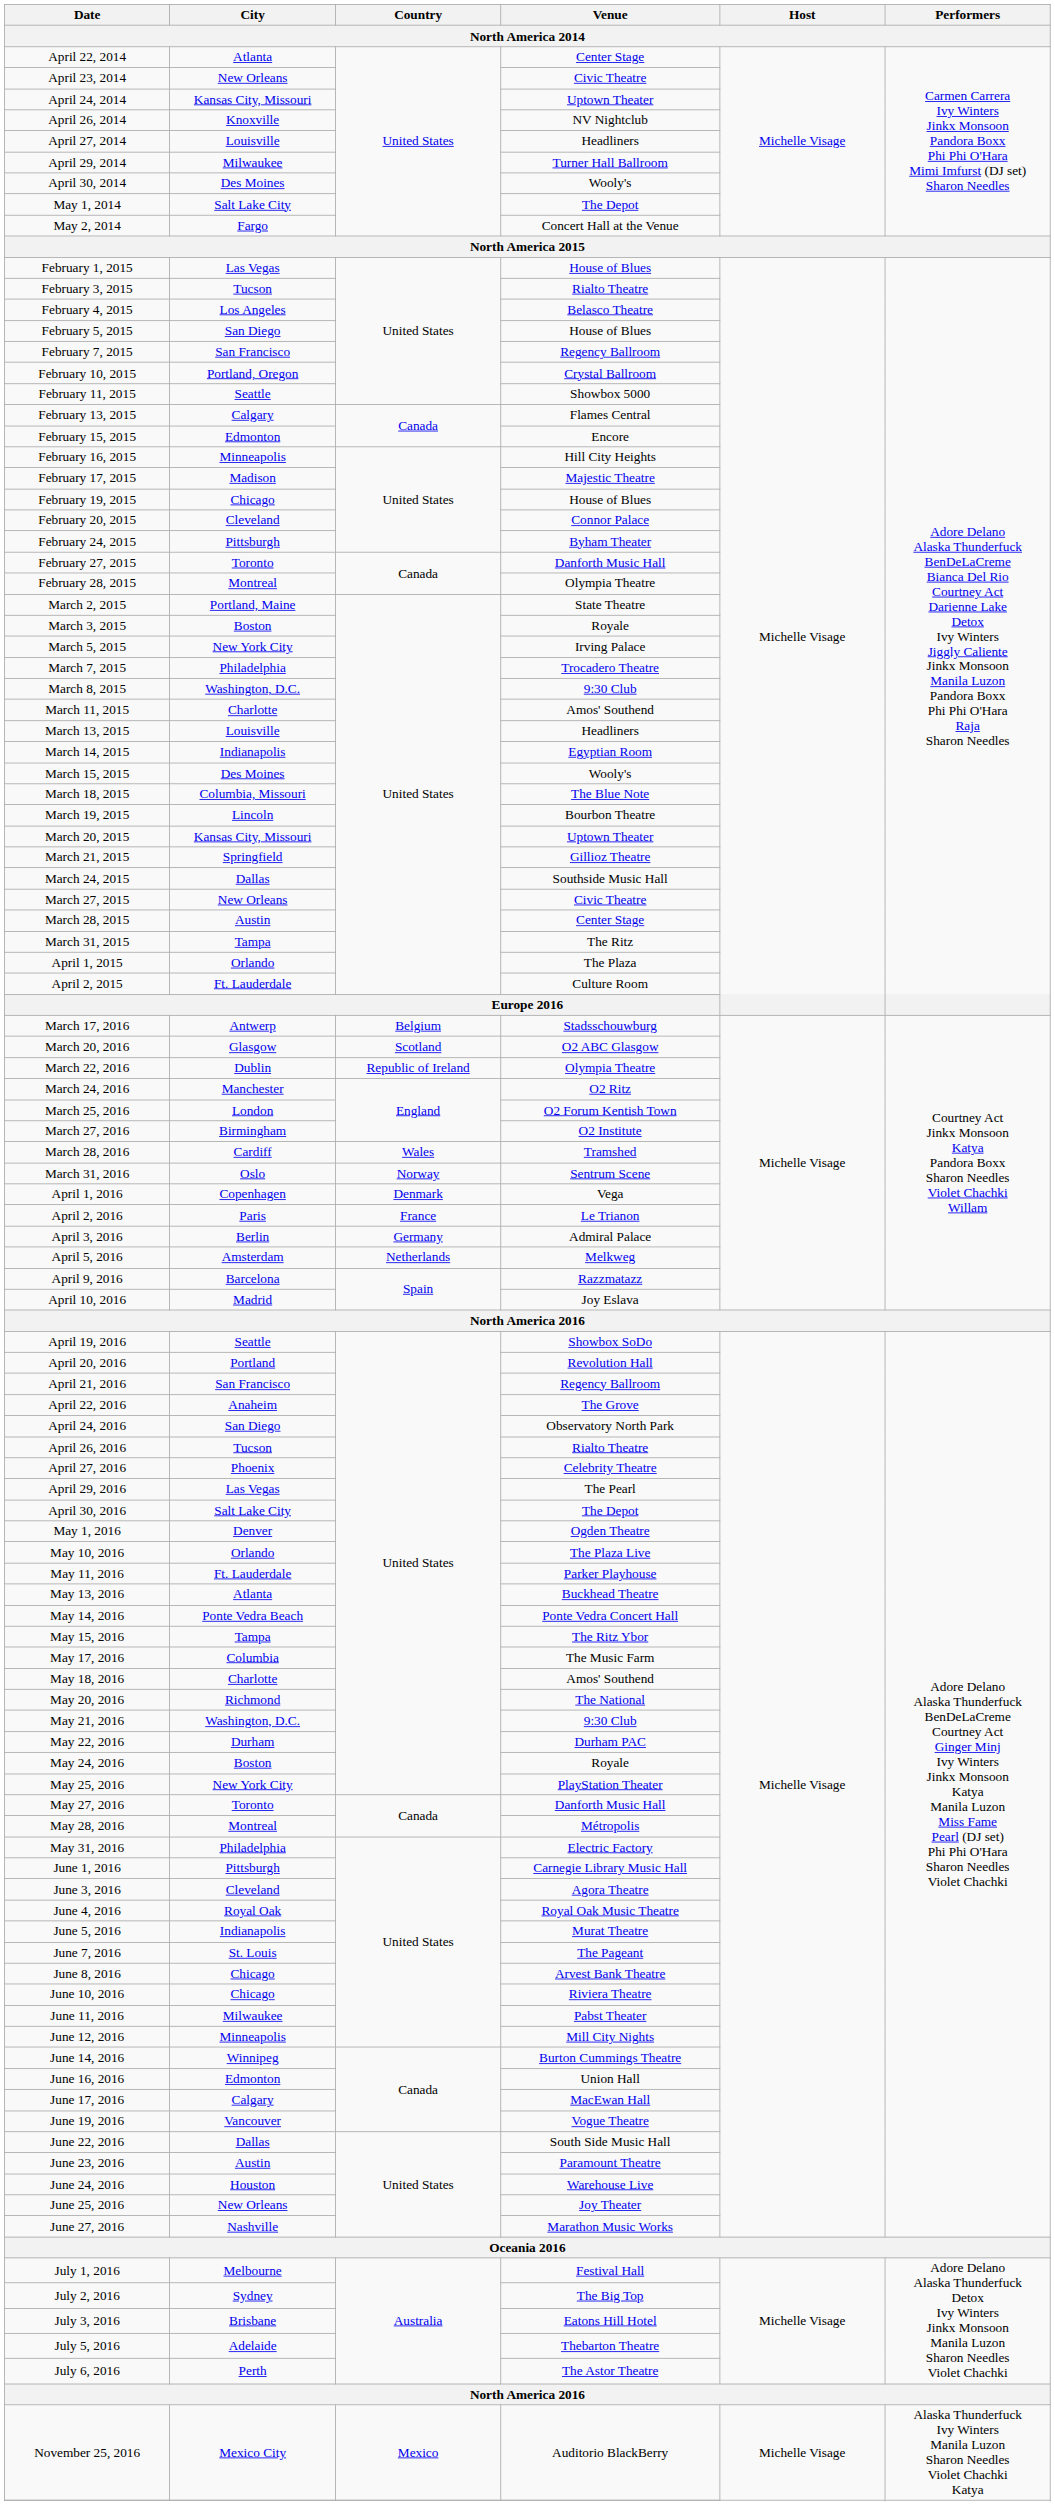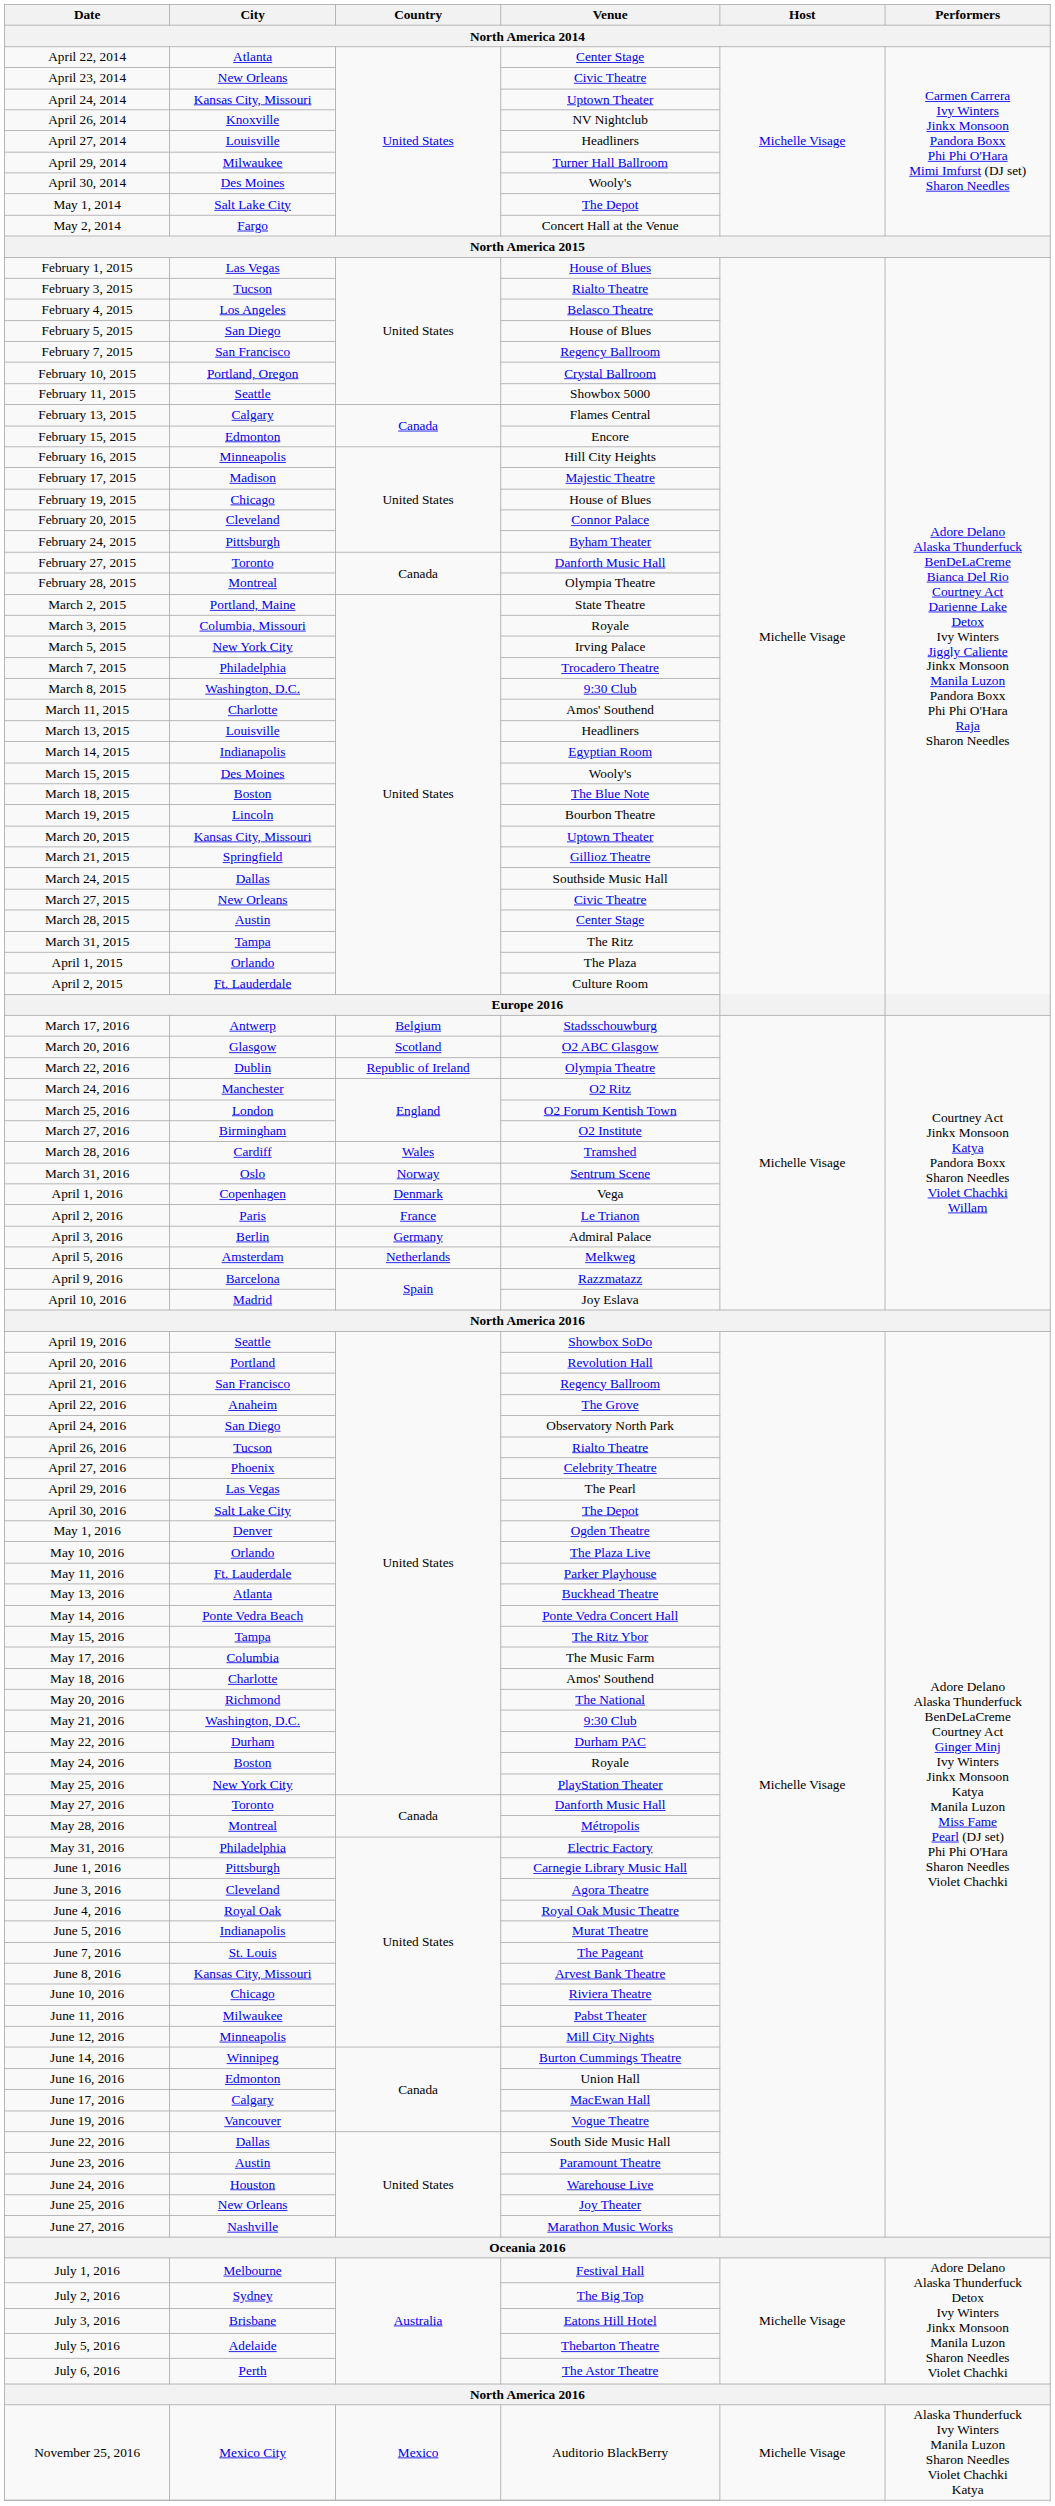(253, 625) Boston -> (253, 625) Columbia, Missouri
(253, 794) Columbia, Missouri -> (253, 794) Boston
(253, 1973) Chicago -> (253, 1973) Kansas City, Missouri
